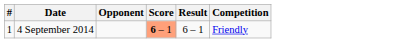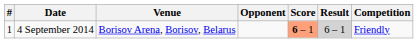+ column: (167, 12)
(193, 29) no background -> (335, 29) lightgrey background
